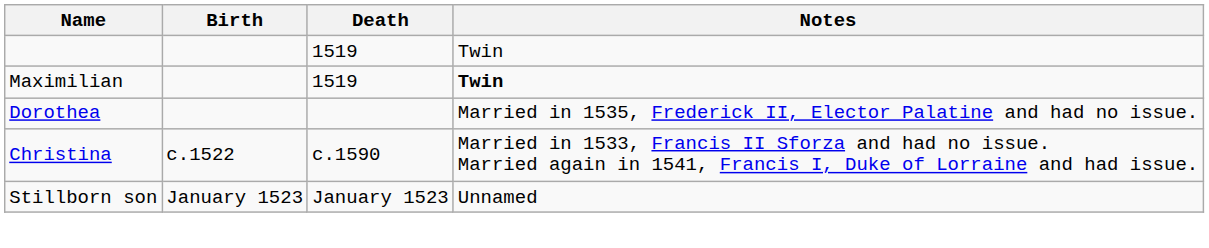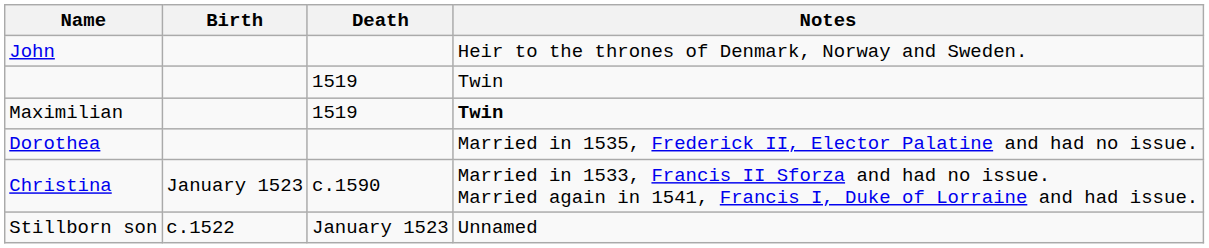+ row: (32, 51)
(201, 155) c.1522 -> (235, 186) January 1523
(235, 197) January 1523 -> (201, 228) c.1522
